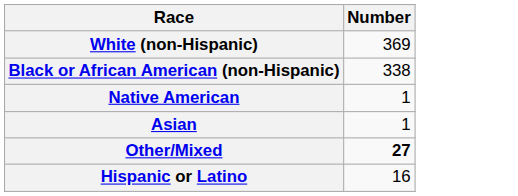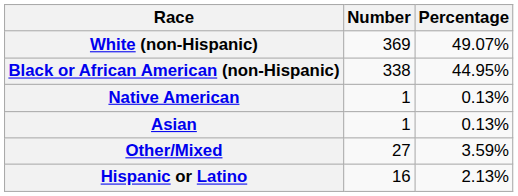+ column: (464, 17)
(401, 151) bold -> (401, 151) normal
